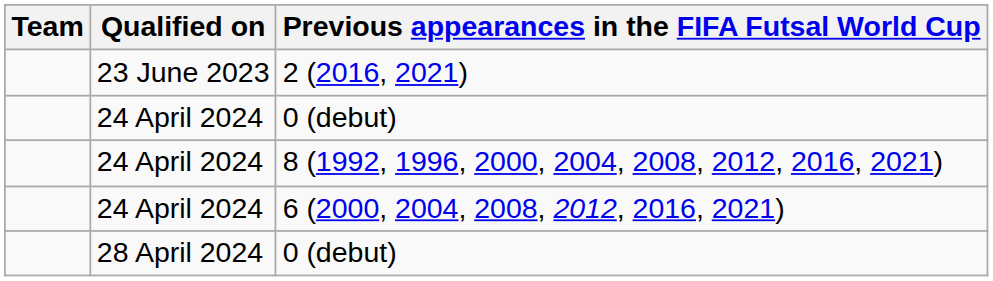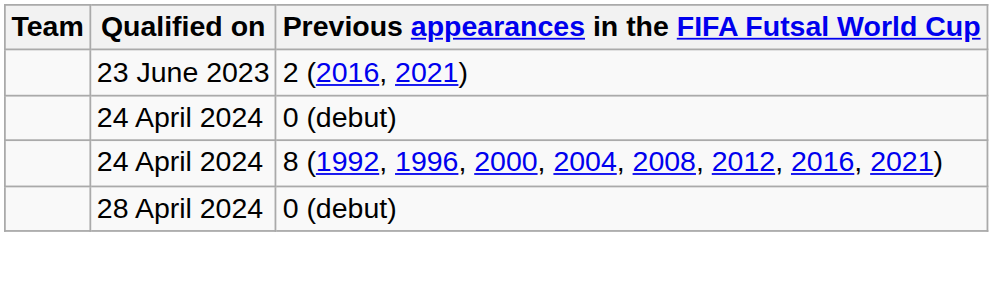- row: (180, 207)
